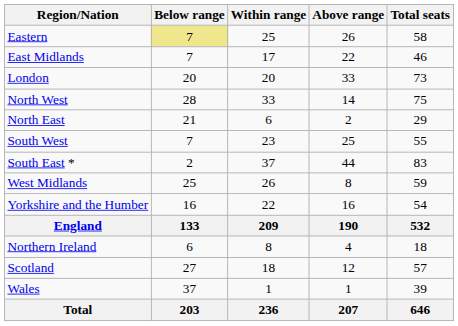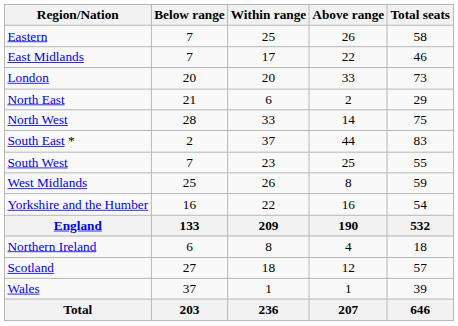(189, 36) khaki background -> (189, 36) no background
rows swapped: (36, 120) <-> (38, 99)
rows swapped: (41, 162) <-> (38, 141)
